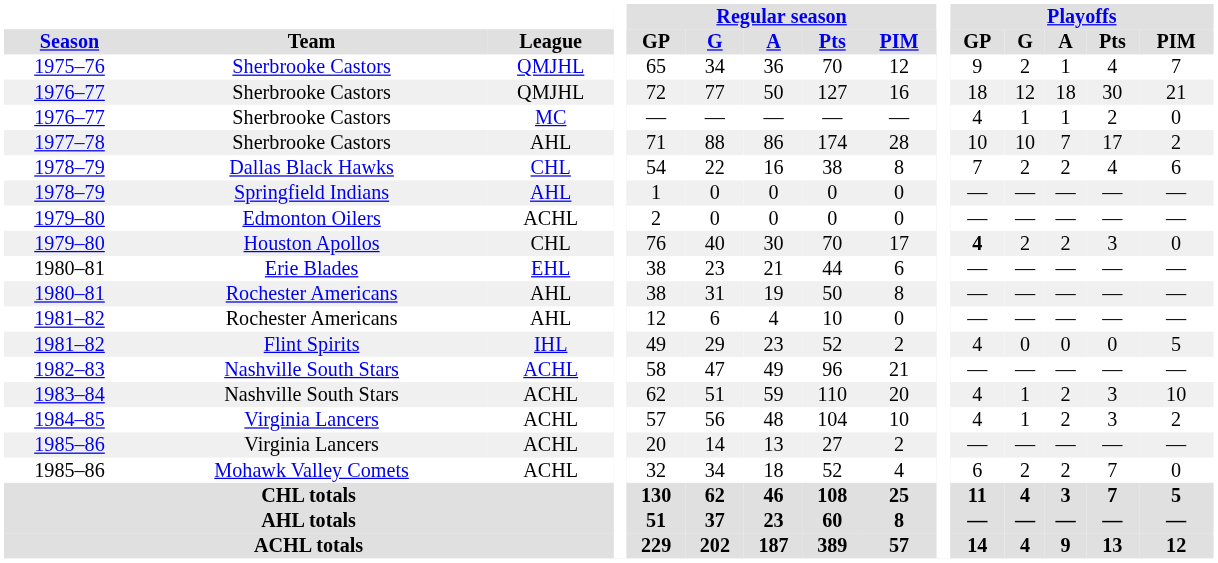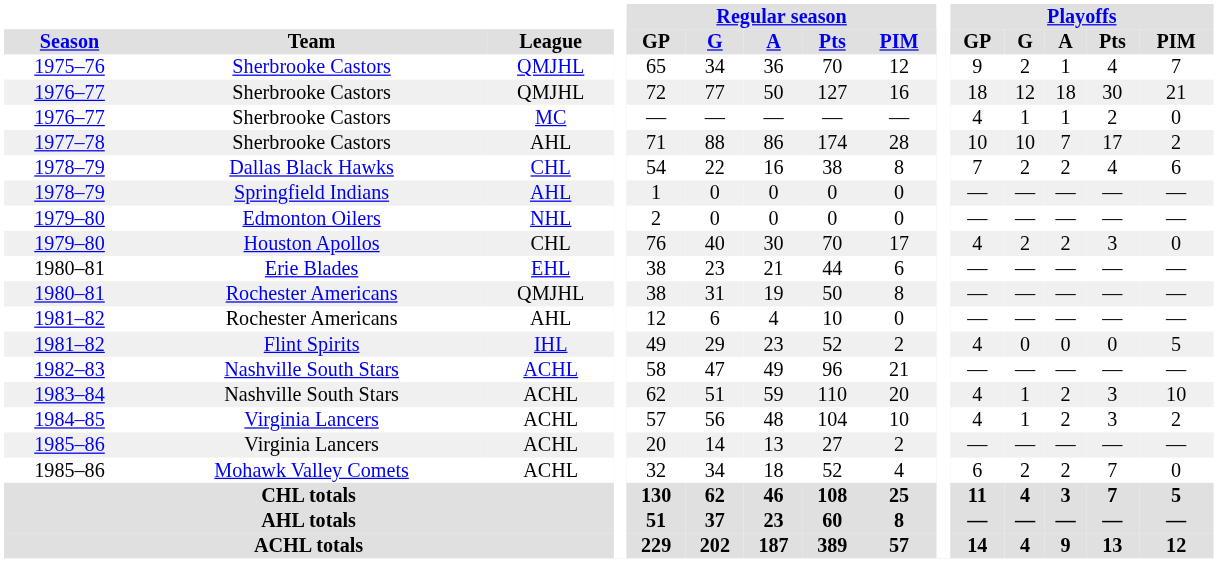(551, 218) ACHL -> (551, 218) NHL
(977, 243) bold -> (977, 243) normal
(551, 293) AHL -> (551, 293) QMJHL
